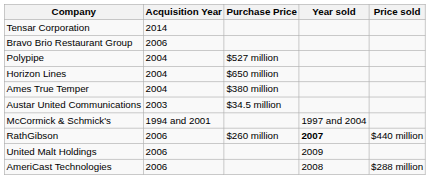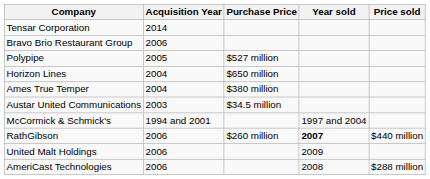(156, 58) 2004 -> (156, 58) 2005
